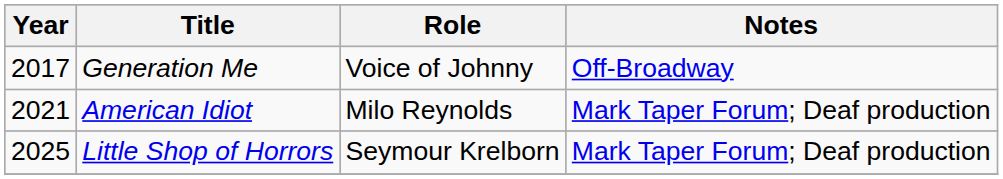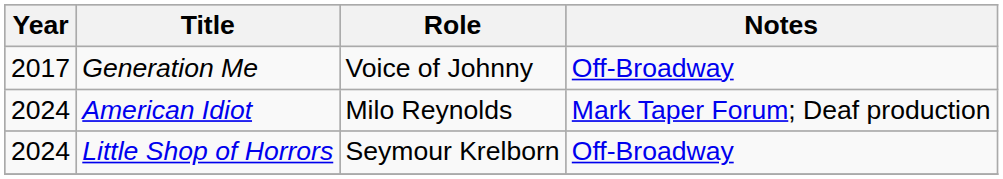(40, 109) 2021 -> (40, 109) 2024
(40, 151) 2025 -> (40, 151) 2024
(781, 151) Mark Taper Forum; Deaf production -> (653, 151) Off-Broadway
